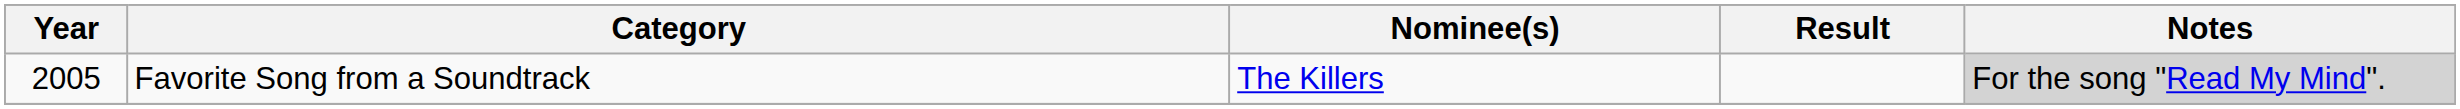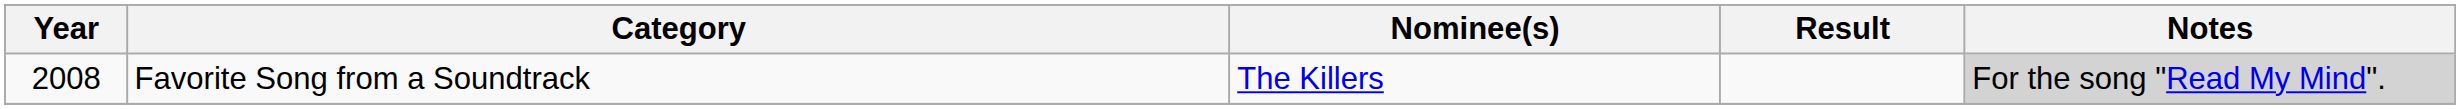(66, 78) 2005 -> (66, 78) 2008
